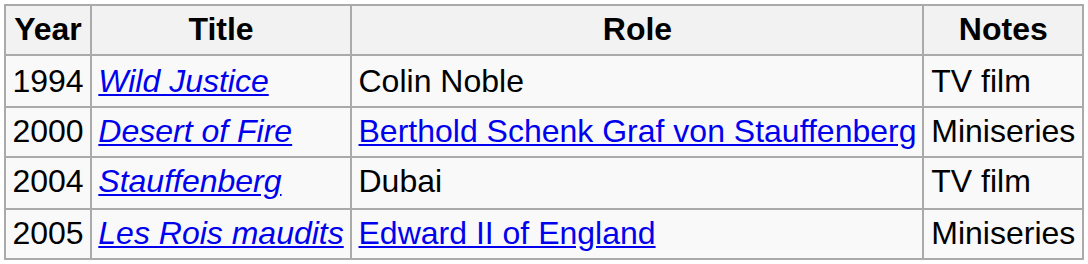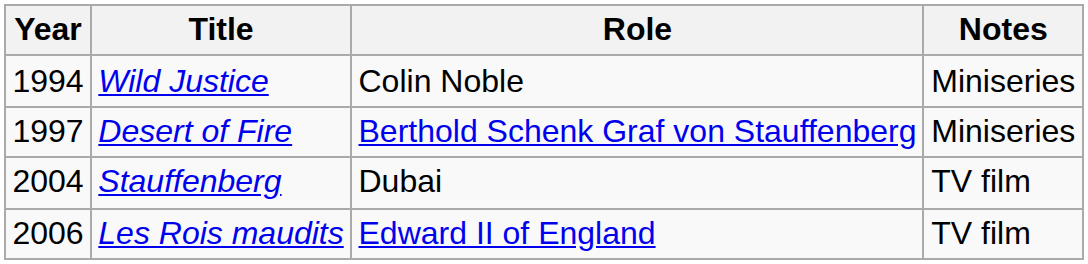(981, 80) TV film -> (1003, 80) Miniseries
(48, 131) 2000 -> (48, 131) 1997
(48, 232) 2005 -> (48, 232) 2006
(1003, 232) Miniseries -> (981, 232) TV film
